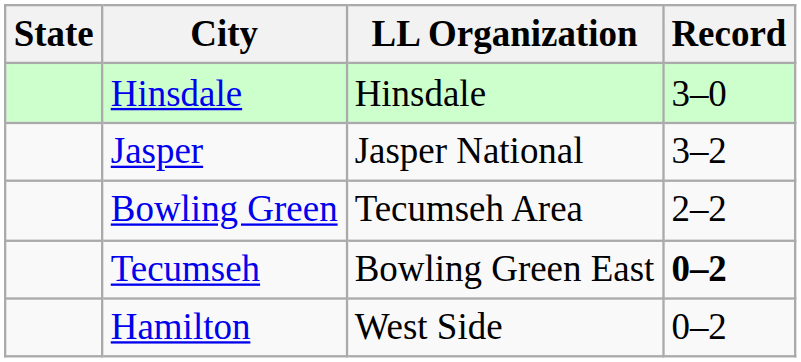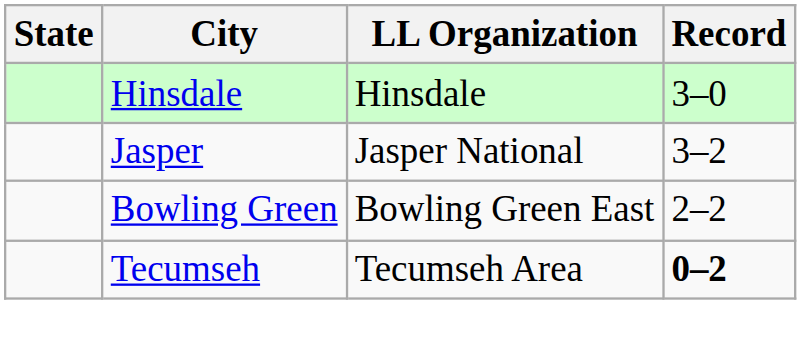(469, 209) Tecumseh Area -> (505, 209) Bowling Green East
(505, 268) Bowling Green East -> (469, 268) Tecumseh Area
- row: (181, 326)
